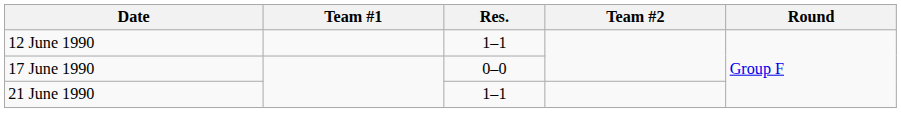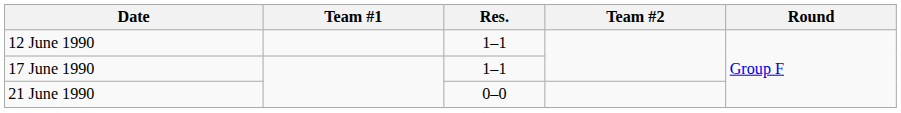(494, 68) 0–0 -> (494, 68) 1–1
(494, 94) 1–1 -> (494, 94) 0–0
